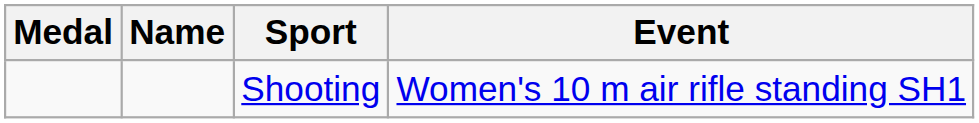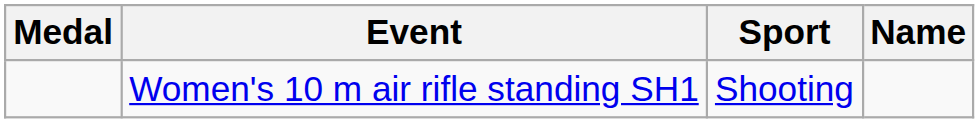columns swapped: (177, 32) <-> (681, 32)
